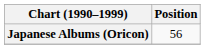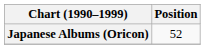(176, 34) 56 -> (176, 34) 52
